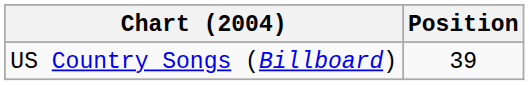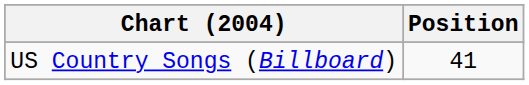(463, 61) 39 -> (463, 61) 41
